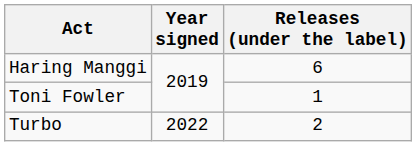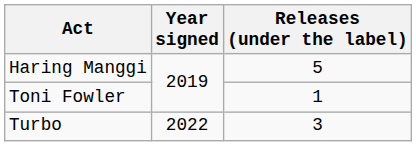(318, 68) 6 -> (318, 68) 5
(318, 126) 2 -> (318, 126) 3
